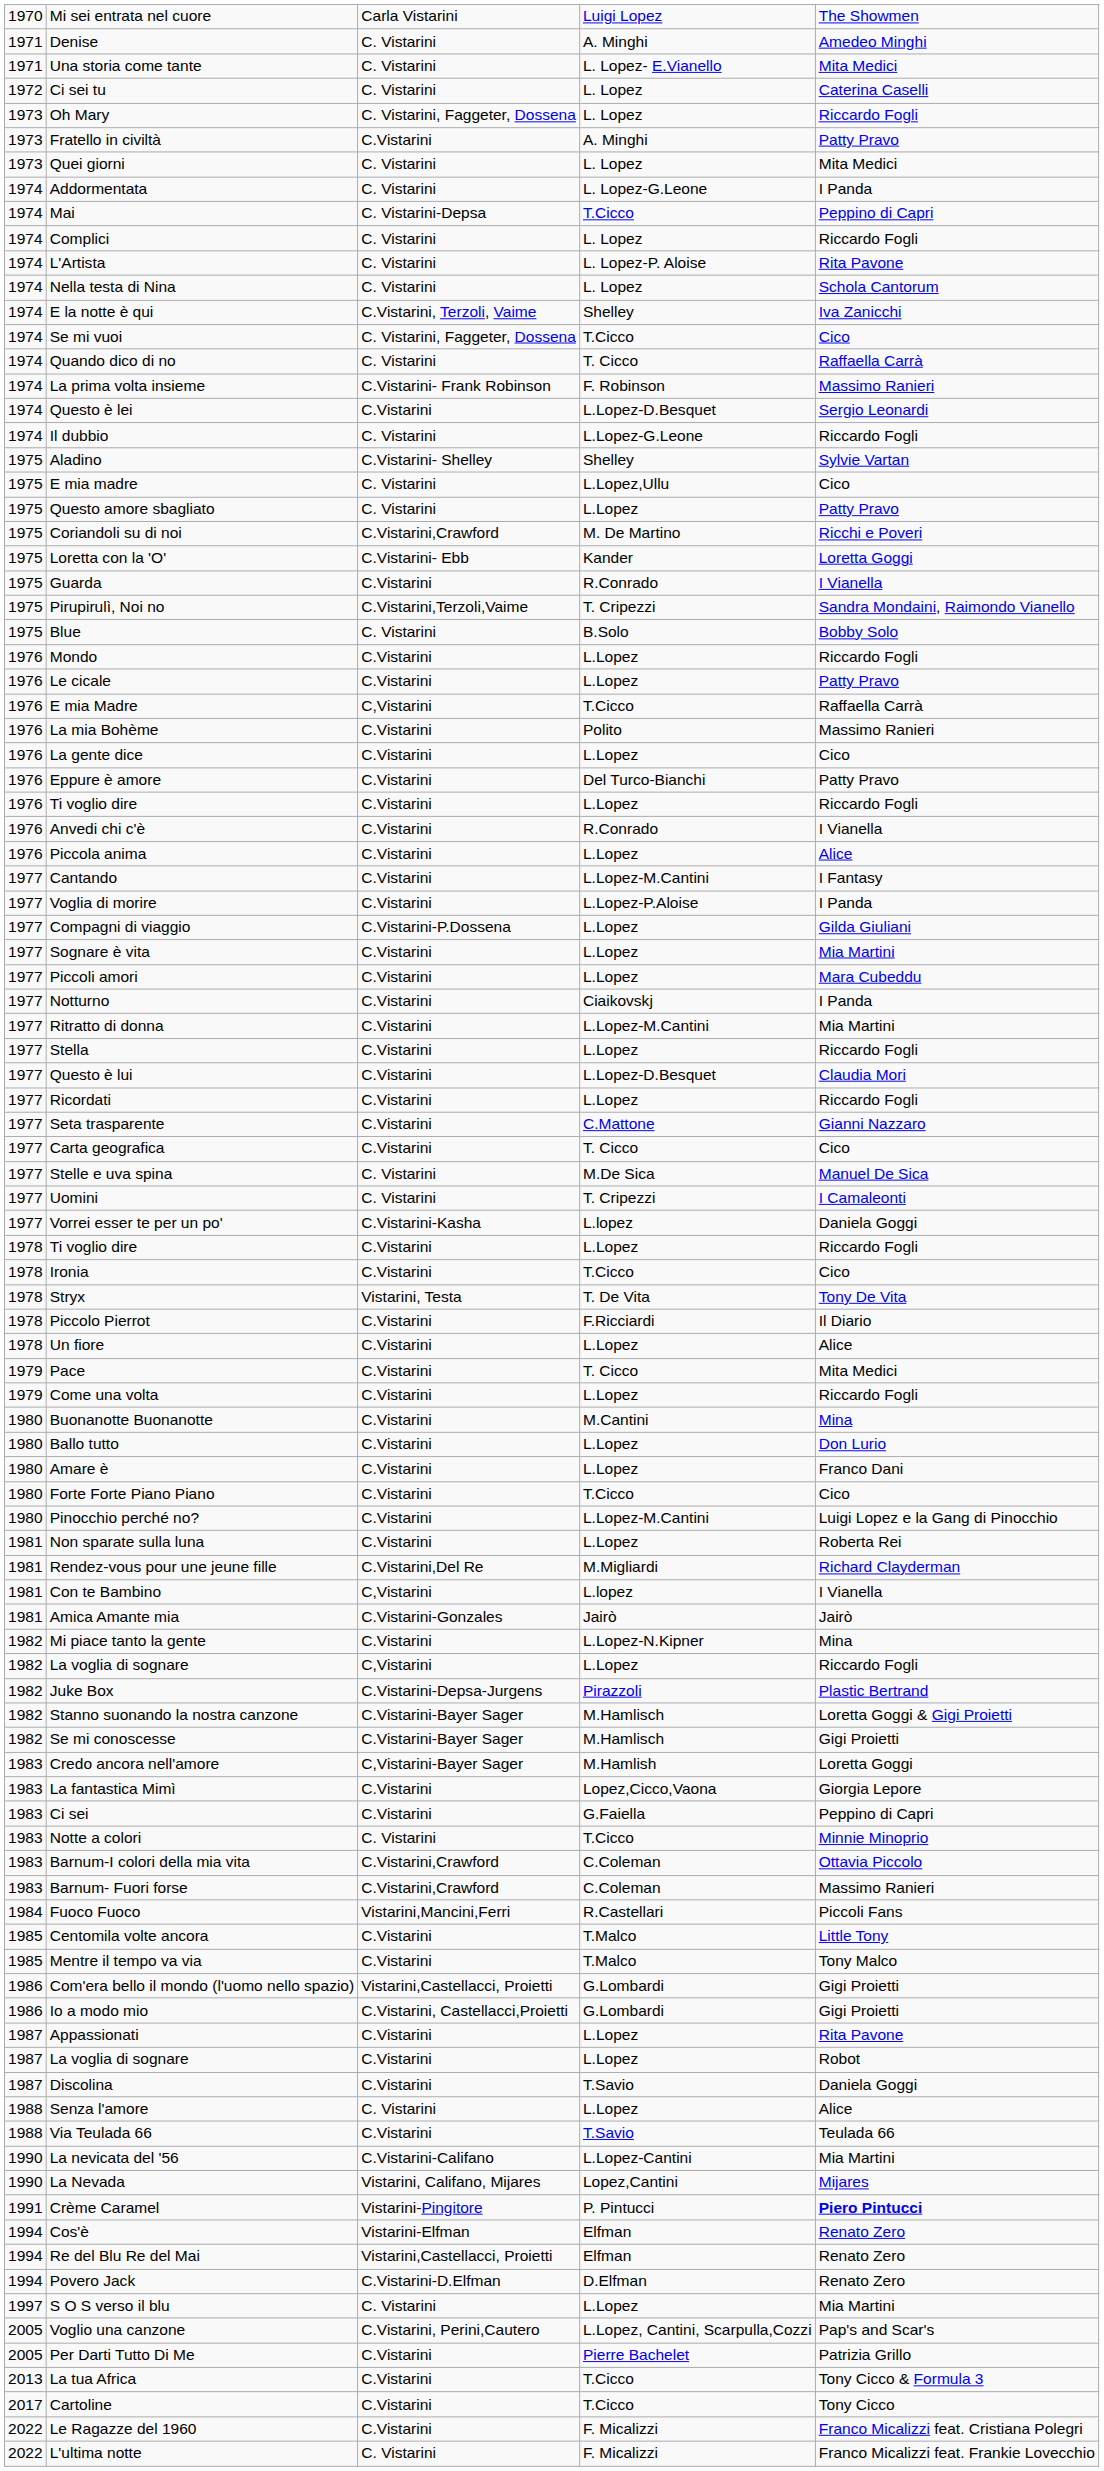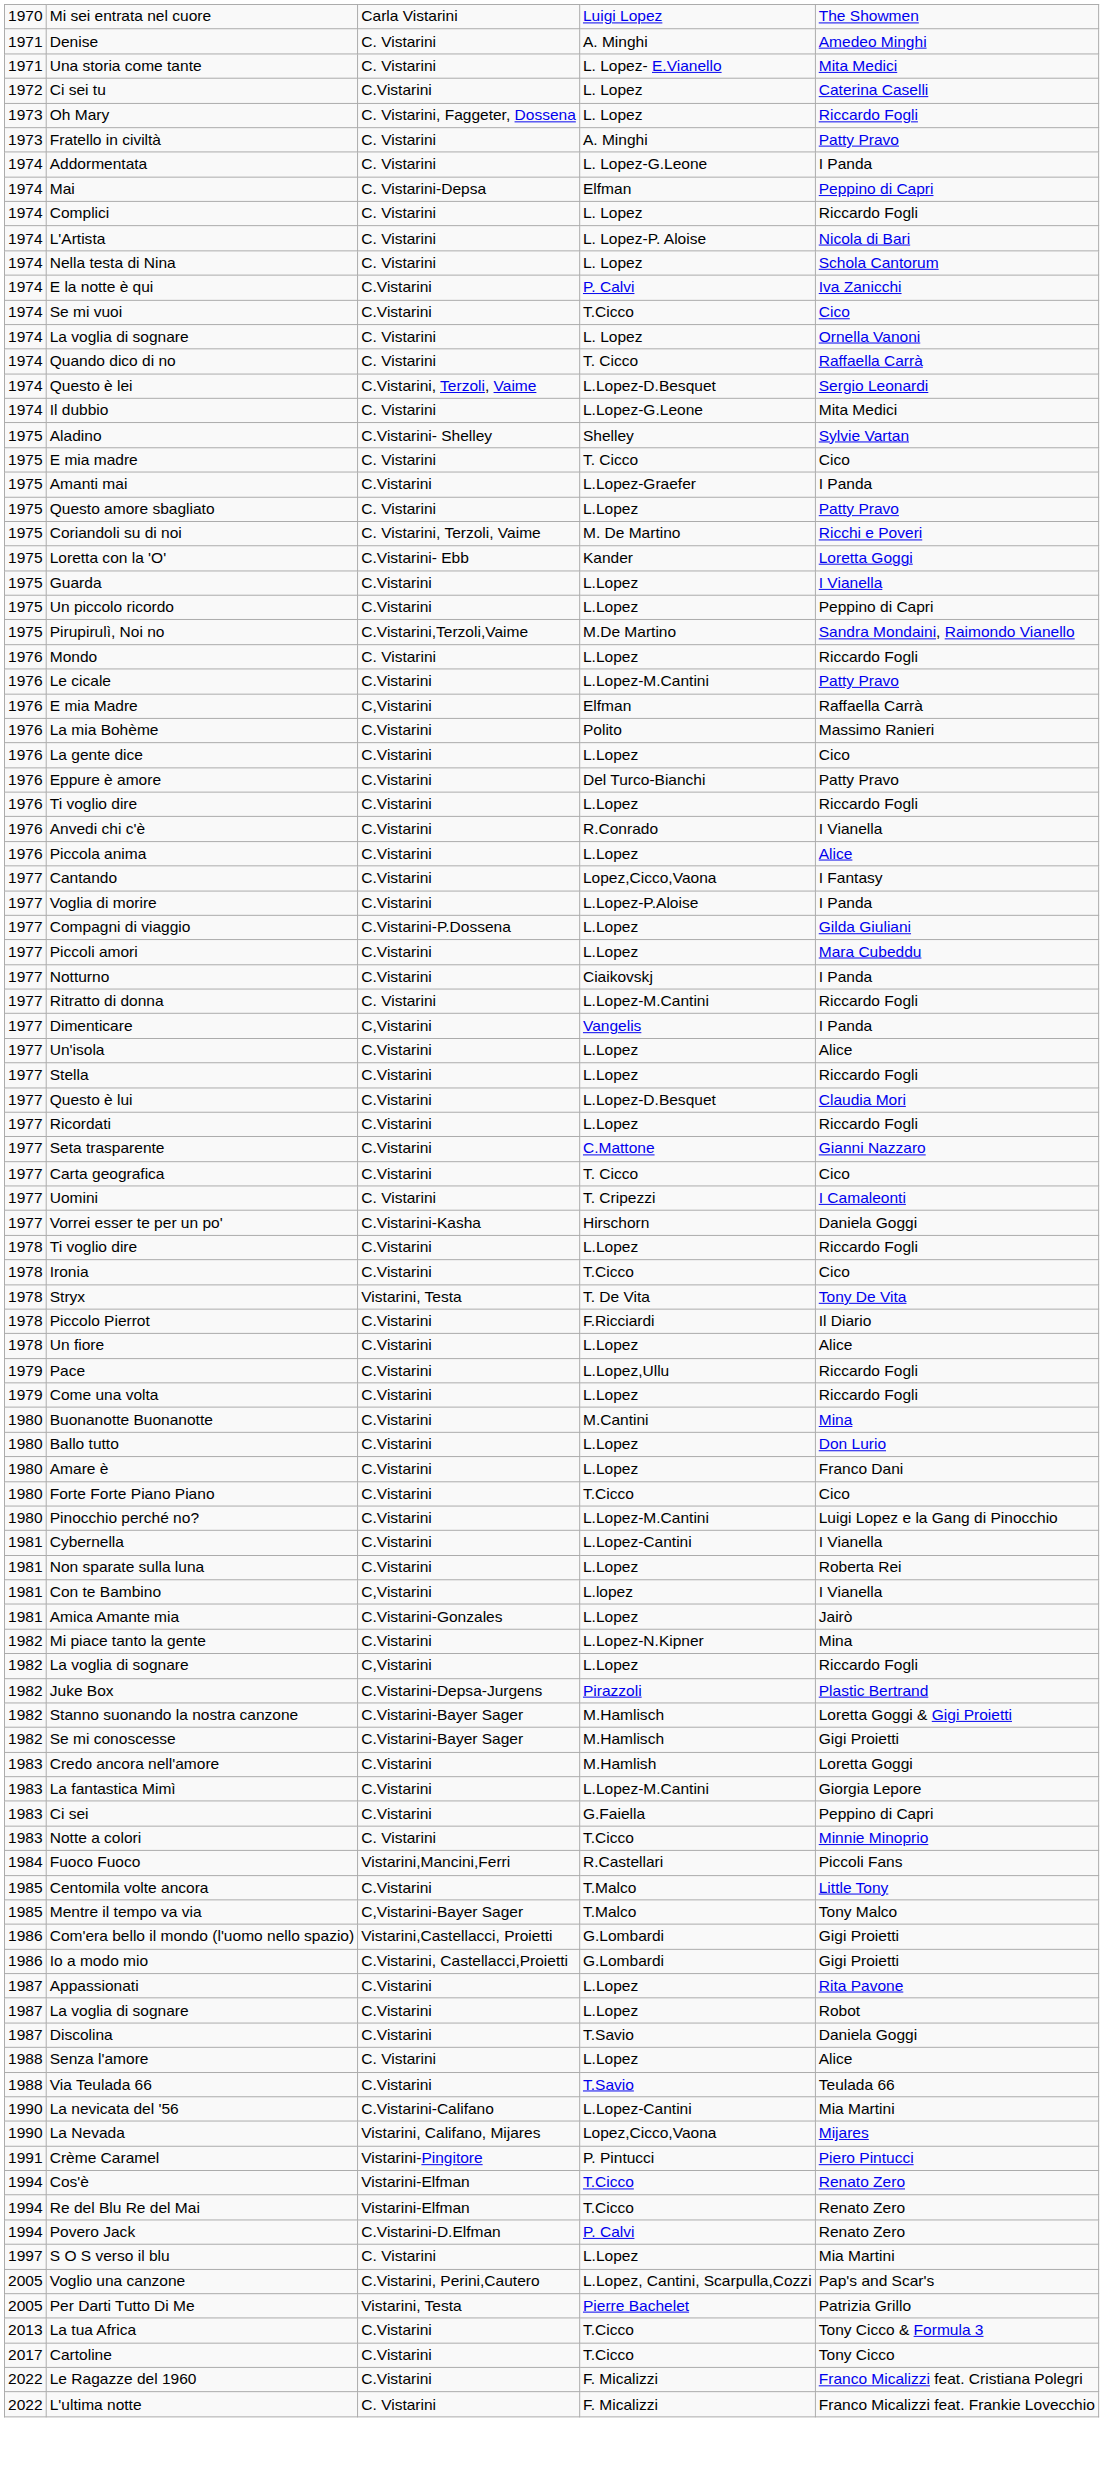(399, 90) C. Vistarini -> (397, 90) C.Vistarini
(397, 139) C.Vistarini -> (399, 139) C. Vistarini
- row: (25, 164)
(608, 213) T.Cicco -> (607, 189) Elfman
(861, 262) Rita Pavone -> (864, 238) Nicola di Bari
(449, 312) C.Vistarini, Terzoli, Vaime -> (397, 287) C.Vistarini
(608, 312) Shelley -> (609, 287) P. Calvi
(469, 336) C. Vistarini, Faggeter, Dossena -> (397, 312) C.Vistarini
+ row: (25, 336)
- row: (25, 386)
(397, 410) C.Vistarini -> (449, 386) C.Vistarini, Terzoli, Vaime
(868, 435) Riccardo Fogli -> (858, 410) Mita Medici
(626, 484) L.Lopez,Ullu -> (611, 459) T. Cicco
+ row: (25, 484)
(430, 533) C.Vistarini,Crawford -> (451, 533) C. Vistarini, Terzoli, Vaime
(620, 582) R.Conrado -> (611, 582) L.Lopez
+ row: (25, 607)
(619, 607) T. Cripezzi -> (630, 632) M.De Martino
- row: (25, 632)
(397, 656) C.Vistarini -> (399, 656) C. Vistarini
(611, 681) L.Lopez -> (646, 681) L.Lopez-M.Cantini
(608, 705) T.Cicco -> (607, 705) Elfman
(646, 878) L.Lopez-M.Cantini -> (650, 878) Lopez,Cicco,Vaona
- row: (25, 952)
(397, 1025) C.Vistarini -> (399, 1001) C. Vistarini
(857, 1025) Mia Martini -> (868, 1001) Riccardo Fogli
+ row: (25, 1025)
+ row: (25, 1050)
- row: (25, 1173)
(608, 1222) L.lopez -> (616, 1222) Hirschorn
(611, 1370) T. Cicco -> (626, 1370) L.Lopez,Ullu
(858, 1370) Mita Medici -> (868, 1370) Riccardo Fogli
+ row: (25, 1542)
- row: (25, 1567)
(600, 1616) Jairò -> (611, 1616) L.Lopez
(442, 1764) C,Vistarini-Bayer Sager -> (397, 1764) C.Vistarini
(650, 1788) Lopez,Cicco,Vaona -> (646, 1788) L.Lopez-M.Cantini
- row: (25, 1862)
- row: (25, 1887)
(397, 1961) C.Vistarini -> (442, 1912) C,Vistarini-Bayer Sager
(630, 2182) Lopez,Cantini -> (650, 2133) Lopez,Cicco,Vaona
(870, 2207) bold -> (866, 2158) normal
(607, 2232) Elfman -> (608, 2182) T.Cicco
(457, 2256) Vistarini,Castellacci, Proietti -> (415, 2207) Vistarini-Elfman
(607, 2256) Elfman -> (608, 2207) T.Cicco
(615, 2281) D.Elfman -> (609, 2232) P. Calvi
(397, 2355) C.Vistarini -> (411, 2305) Vistarini, Testa
